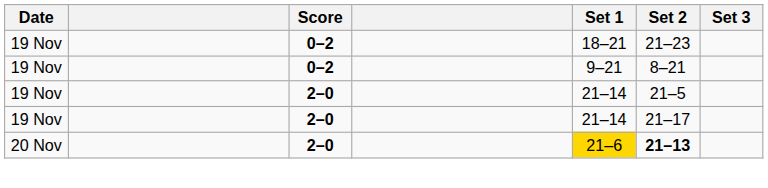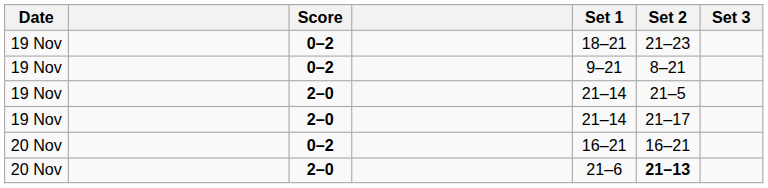+ row: (36, 145)
(604, 145) gold background -> (604, 171) no background
